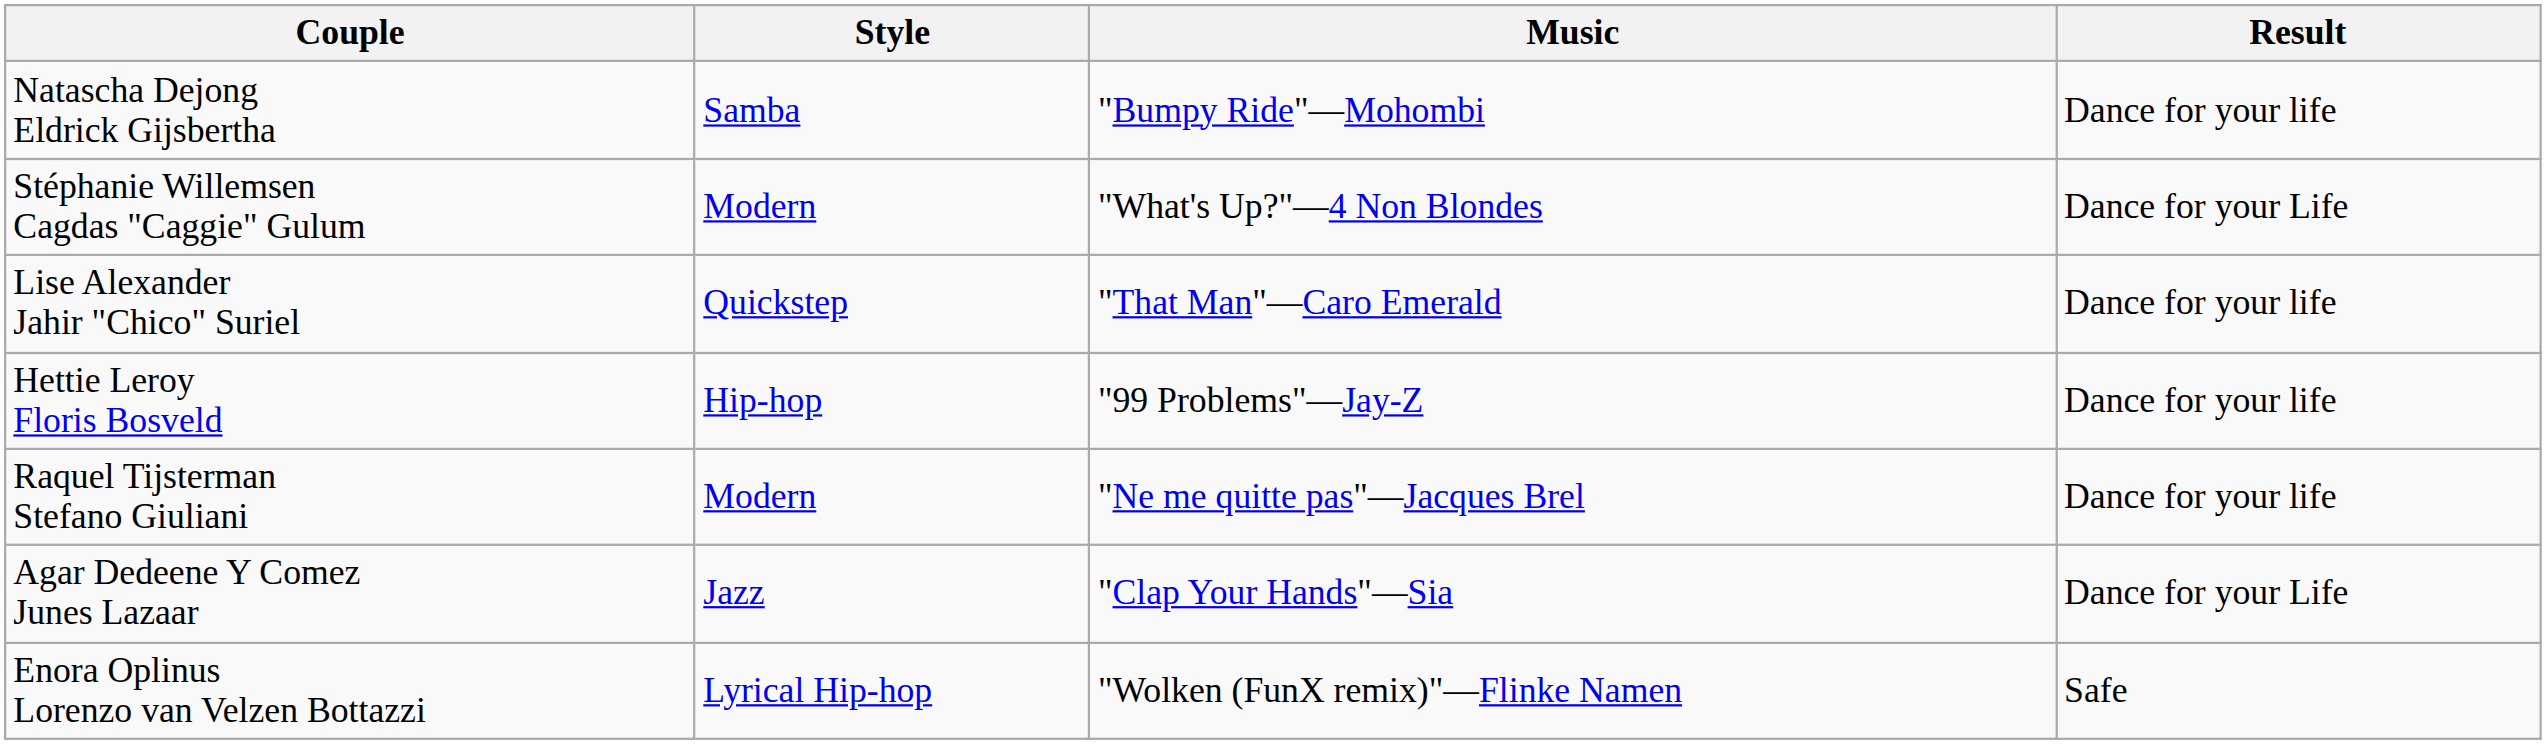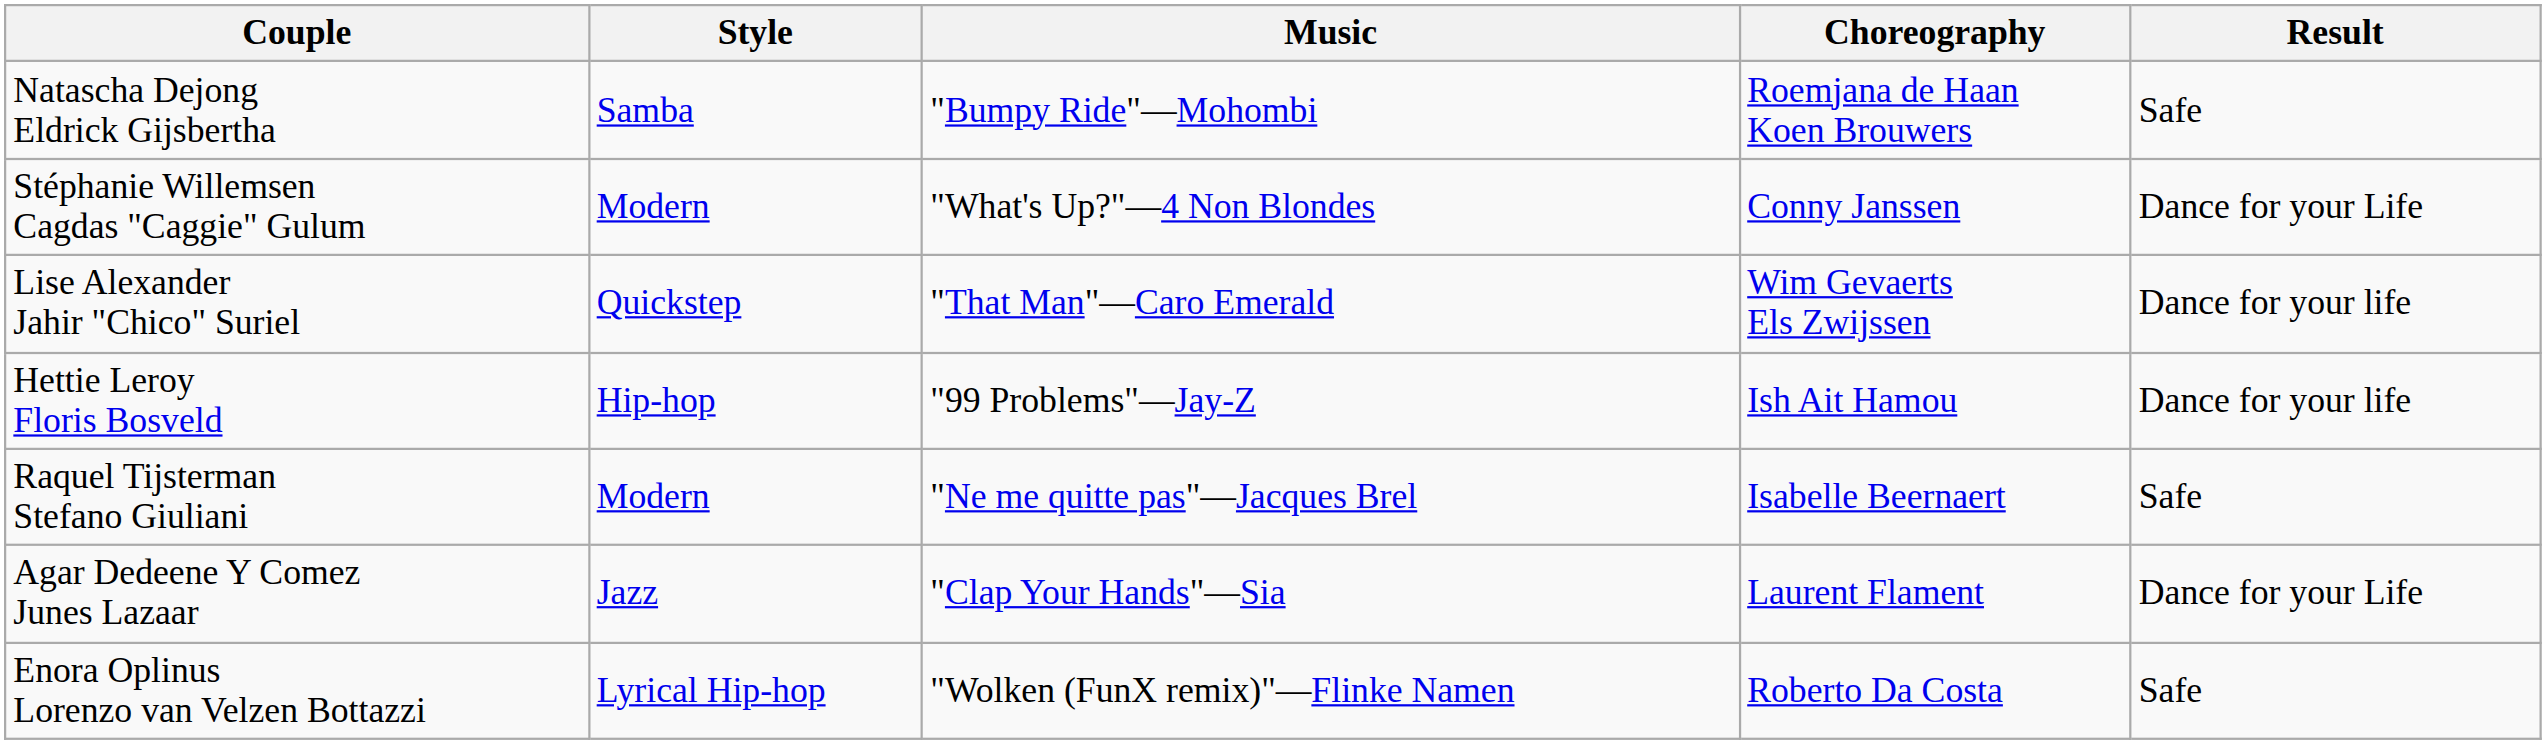+ column: (1935, 32)
(2200, 109) Dance for your life -> (2170, 109) Safe
(2200, 496) Dance for your life -> (2170, 496) Safe
